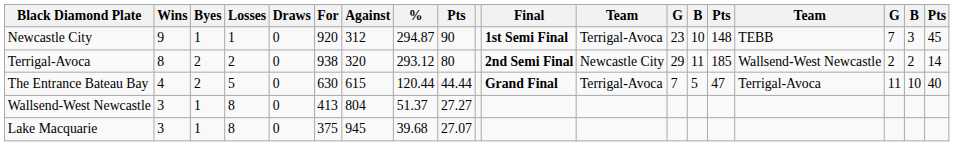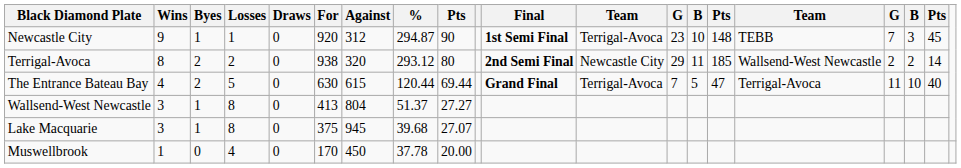(456, 83) 44.44 -> (456, 83) 69.44
+ row: (48, 151)
